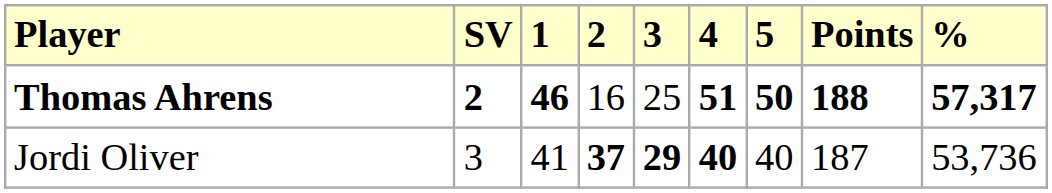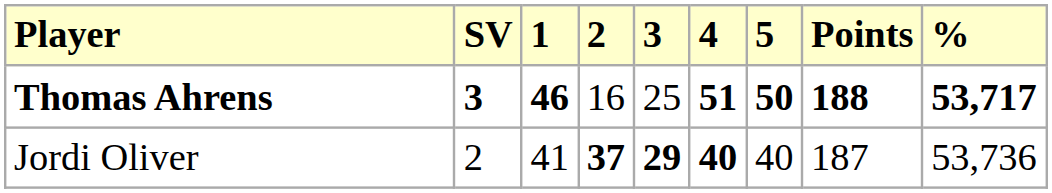(473, 95) 2 -> (473, 95) 3
(984, 95) 57,317 -> (984, 95) 53,717
(473, 156) 3 -> (473, 156) 2
